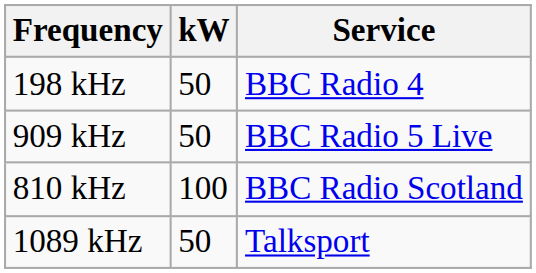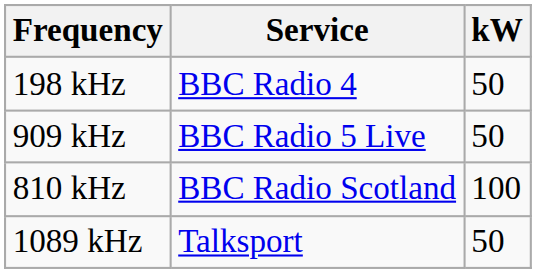columns swapped: (204, 30) <-> (384, 30)
